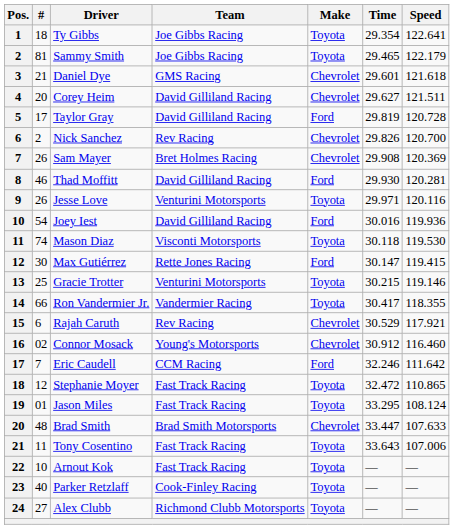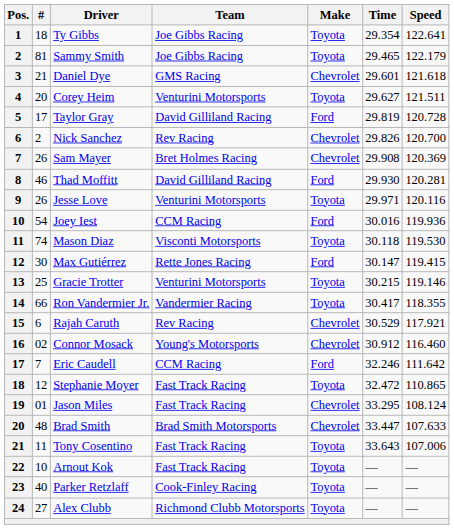(213, 97) David Gilliland Racing -> (210, 97) Venturini Motorsports
(335, 97) Chevrolet -> (328, 97) Toyota
(213, 220) David Gilliland Racing -> (188, 220) CCM Racing
(328, 405) Toyota -> (335, 405) Chevrolet
